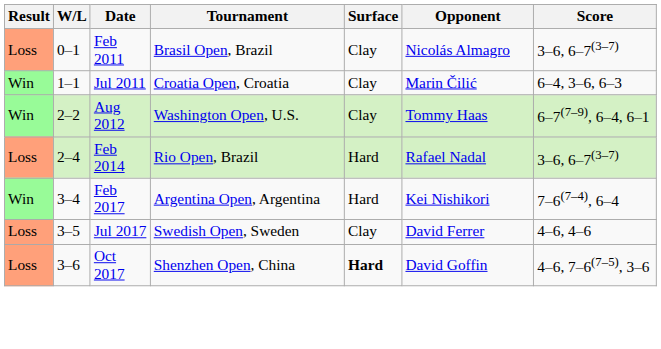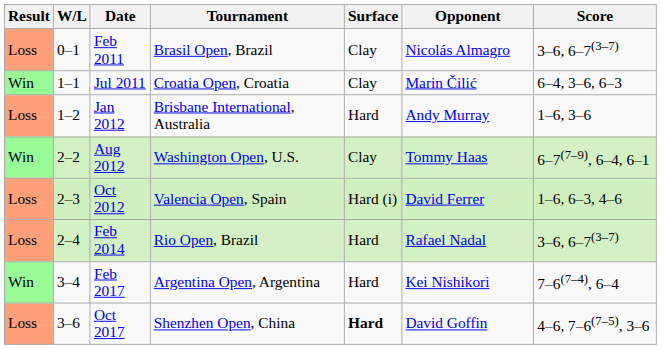+ row: (109, 115)
+ row: (109, 198)
- row: (120, 231)
